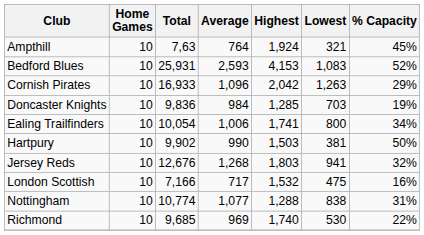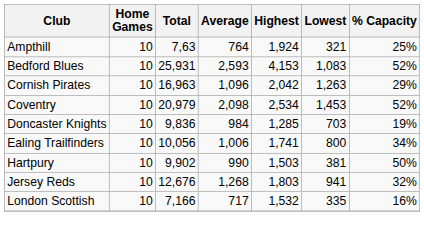(405, 47) 45% -> (405, 47) 25%
(177, 85) 16,933 -> (177, 85) 16,963
+ row: (32, 104)
(177, 124) 10,054 -> (177, 143) 10,056
(336, 182) 475 -> (336, 201) 335
- row: (38, 201)
- row: (35, 220)
